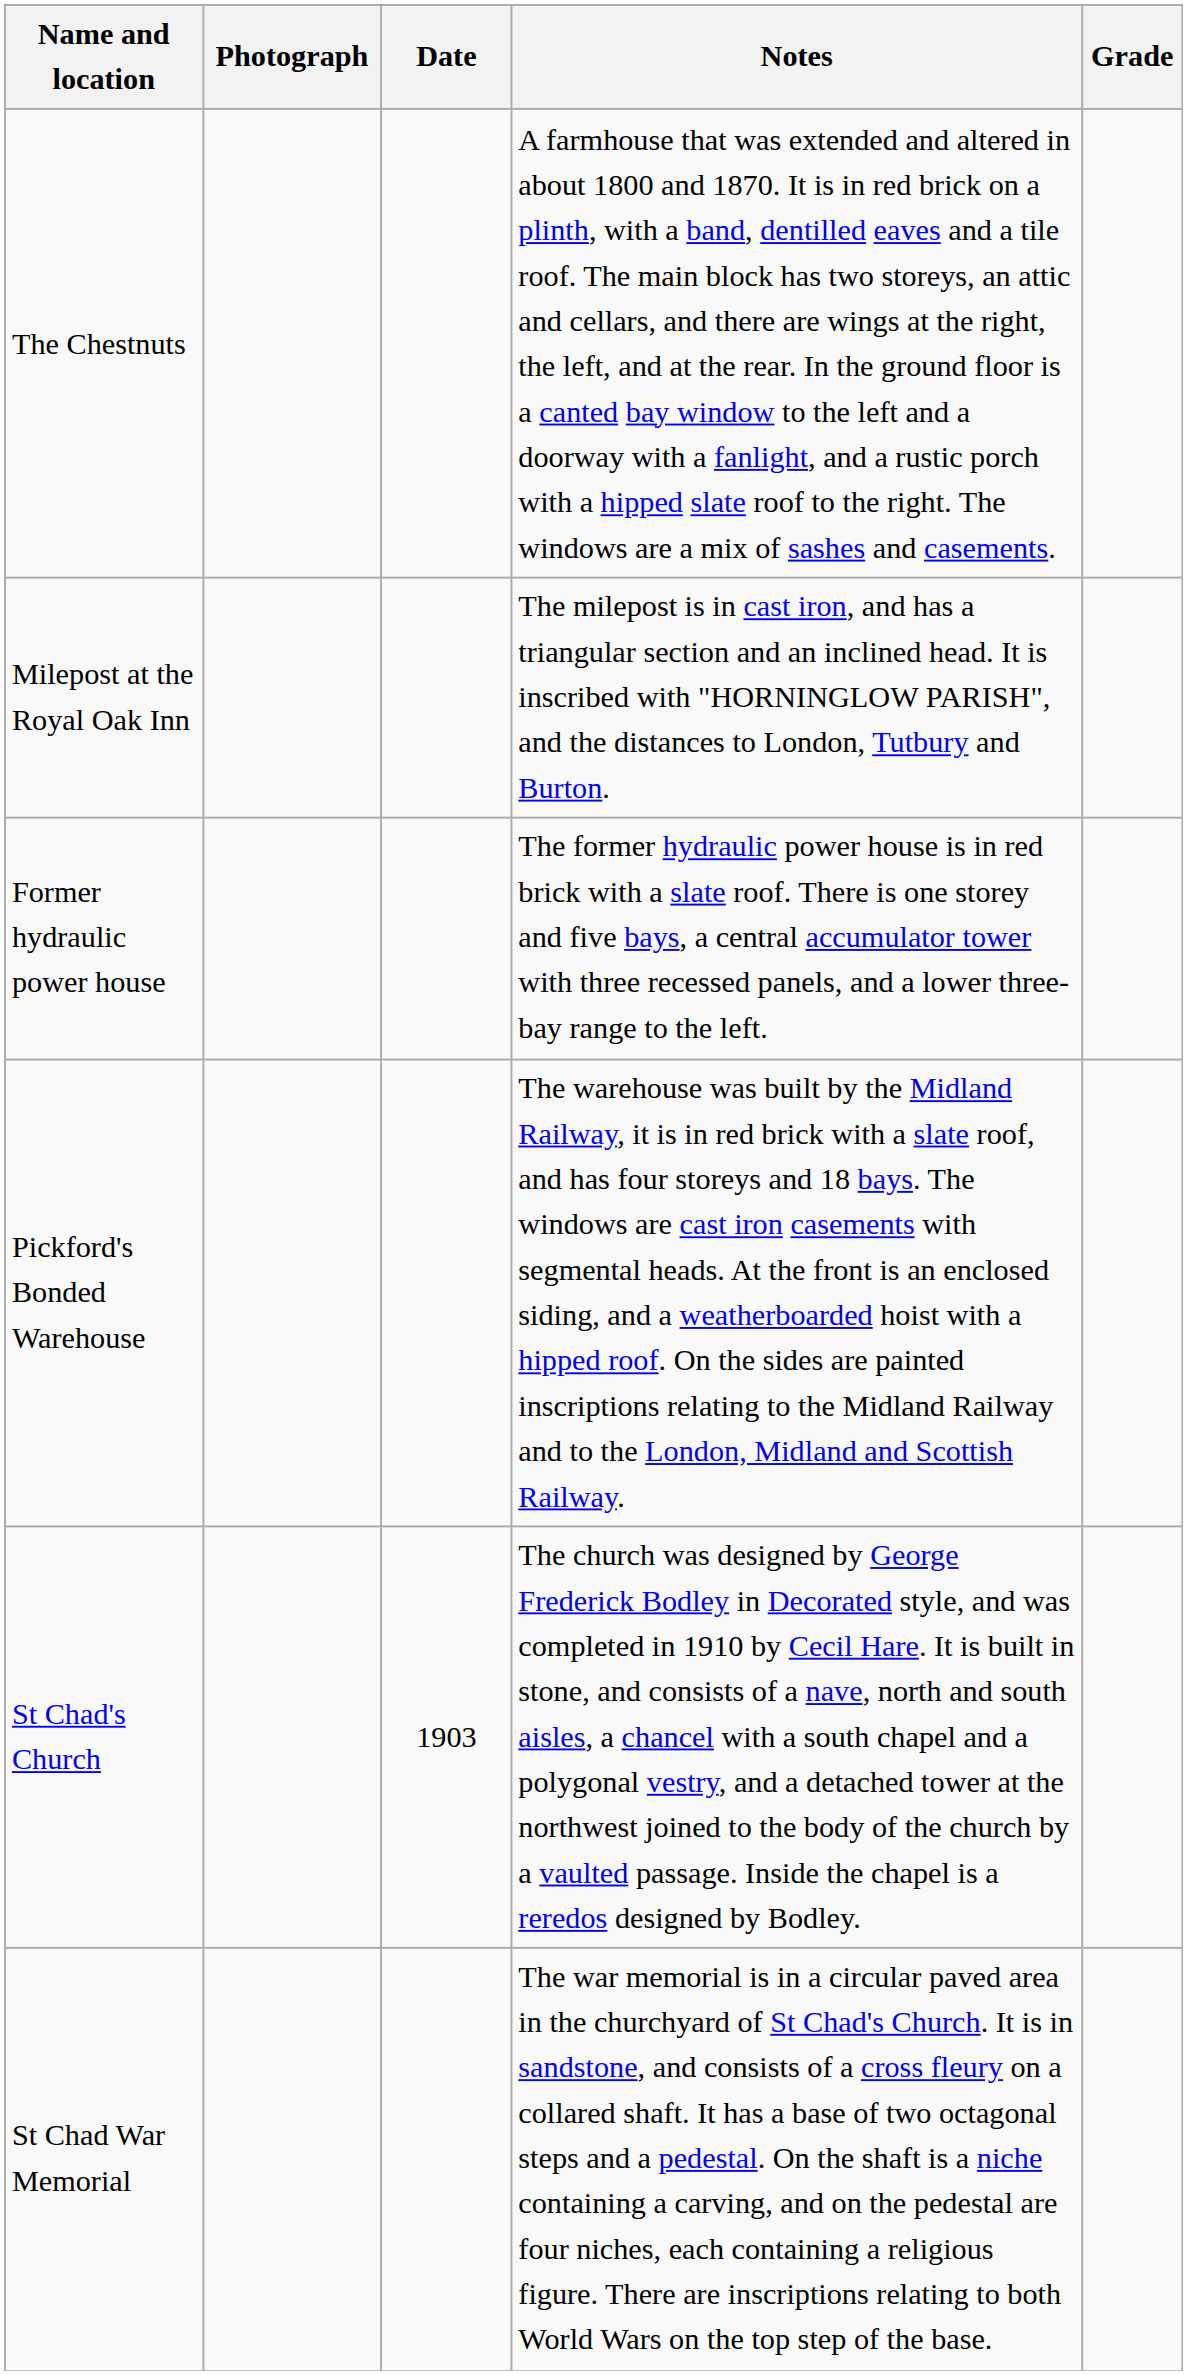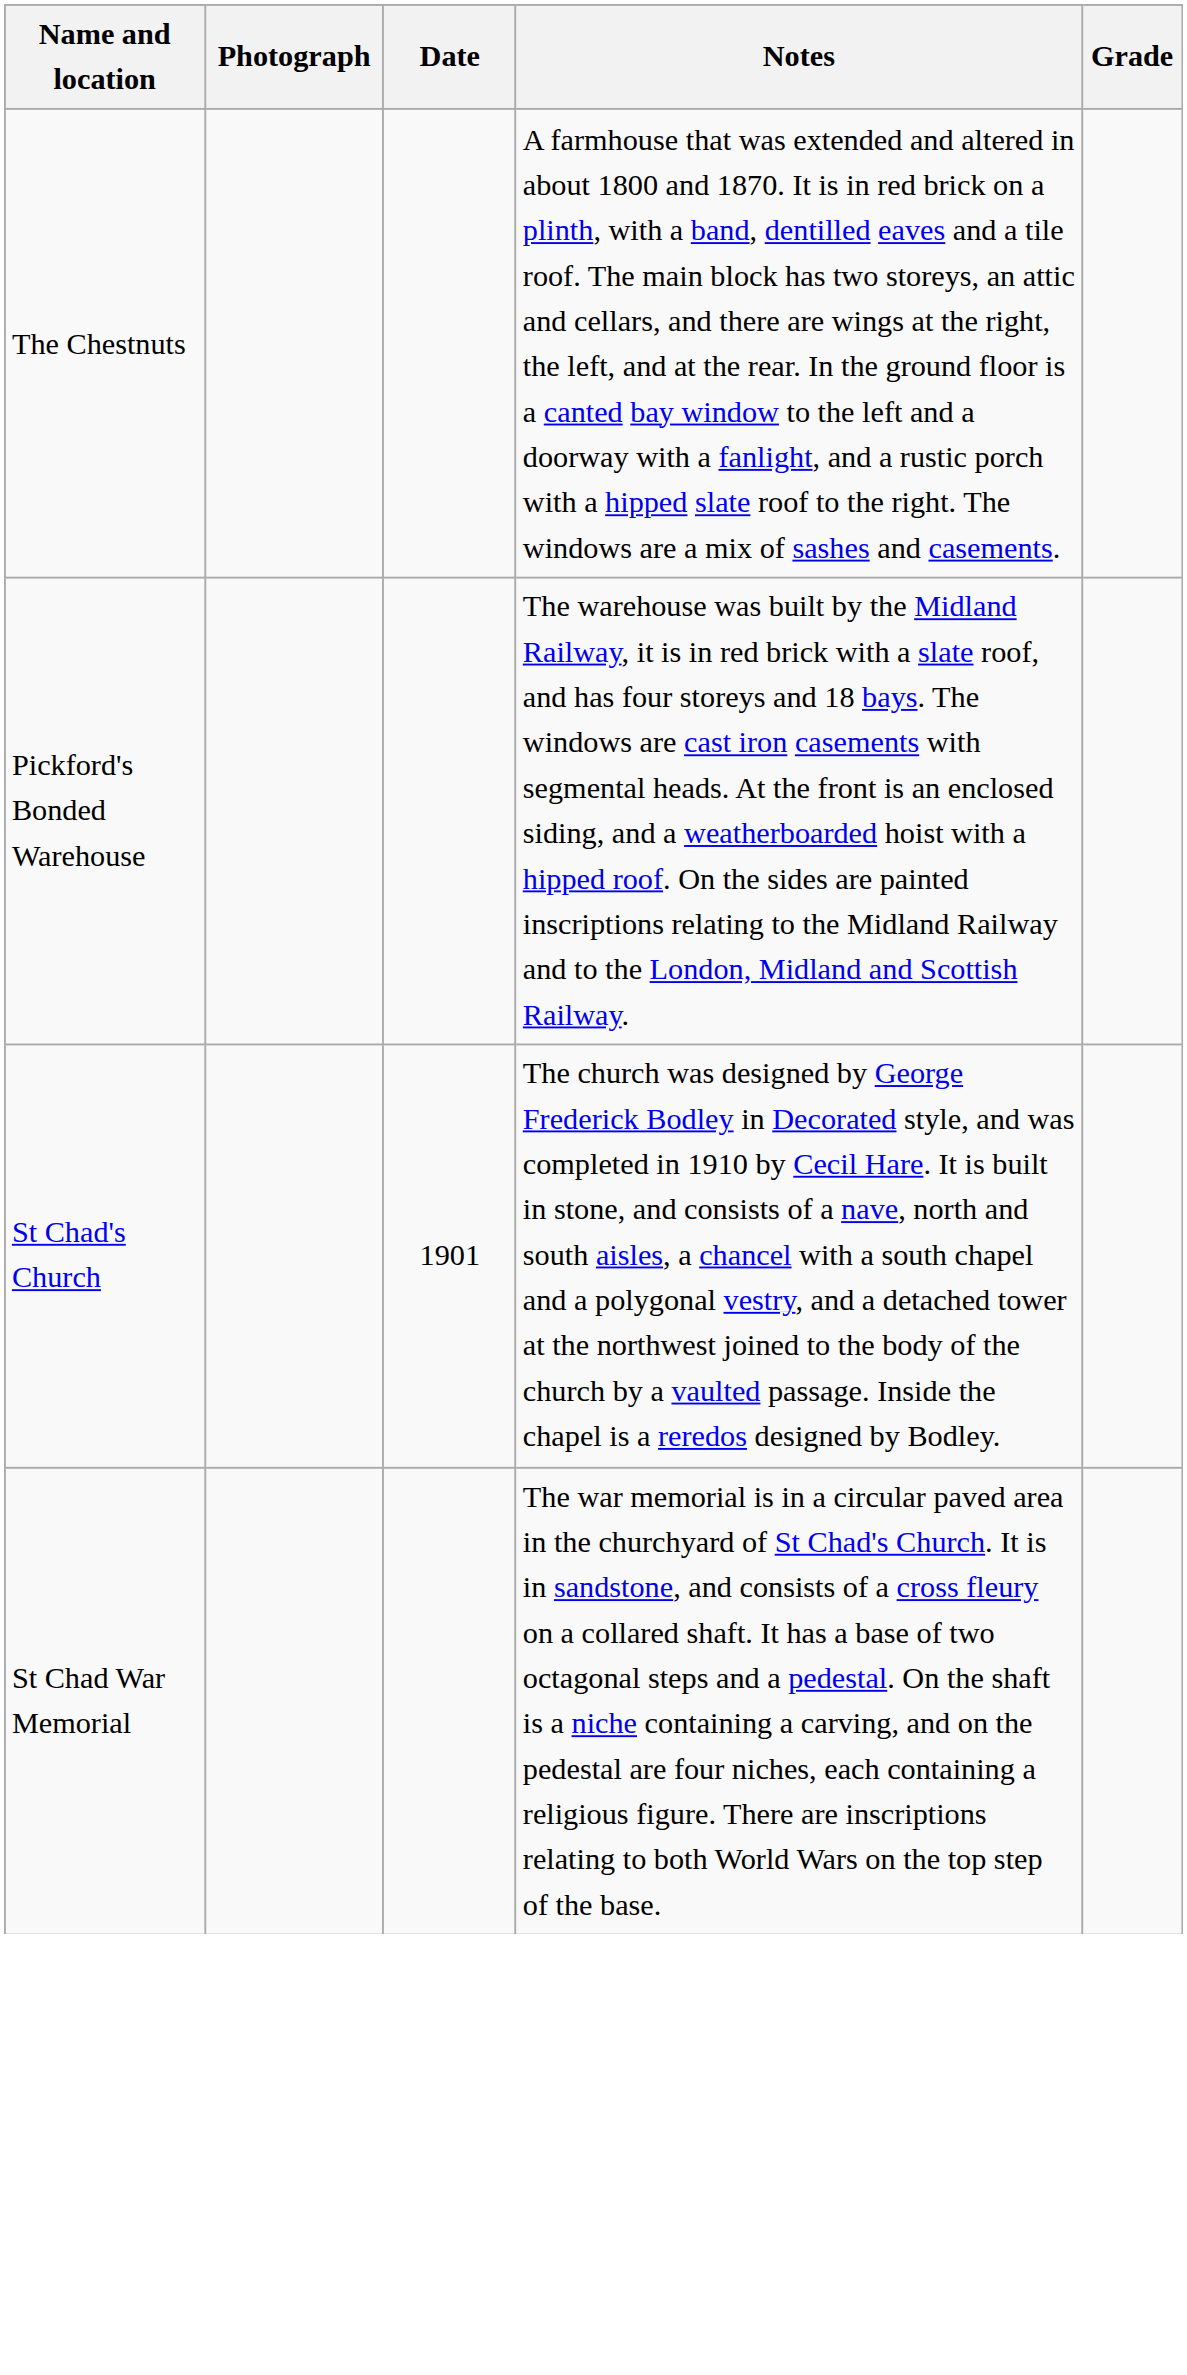- row: (103, 697)
- row: (89, 937)
(446, 1736) 1903 -> (450, 1255) 1901
